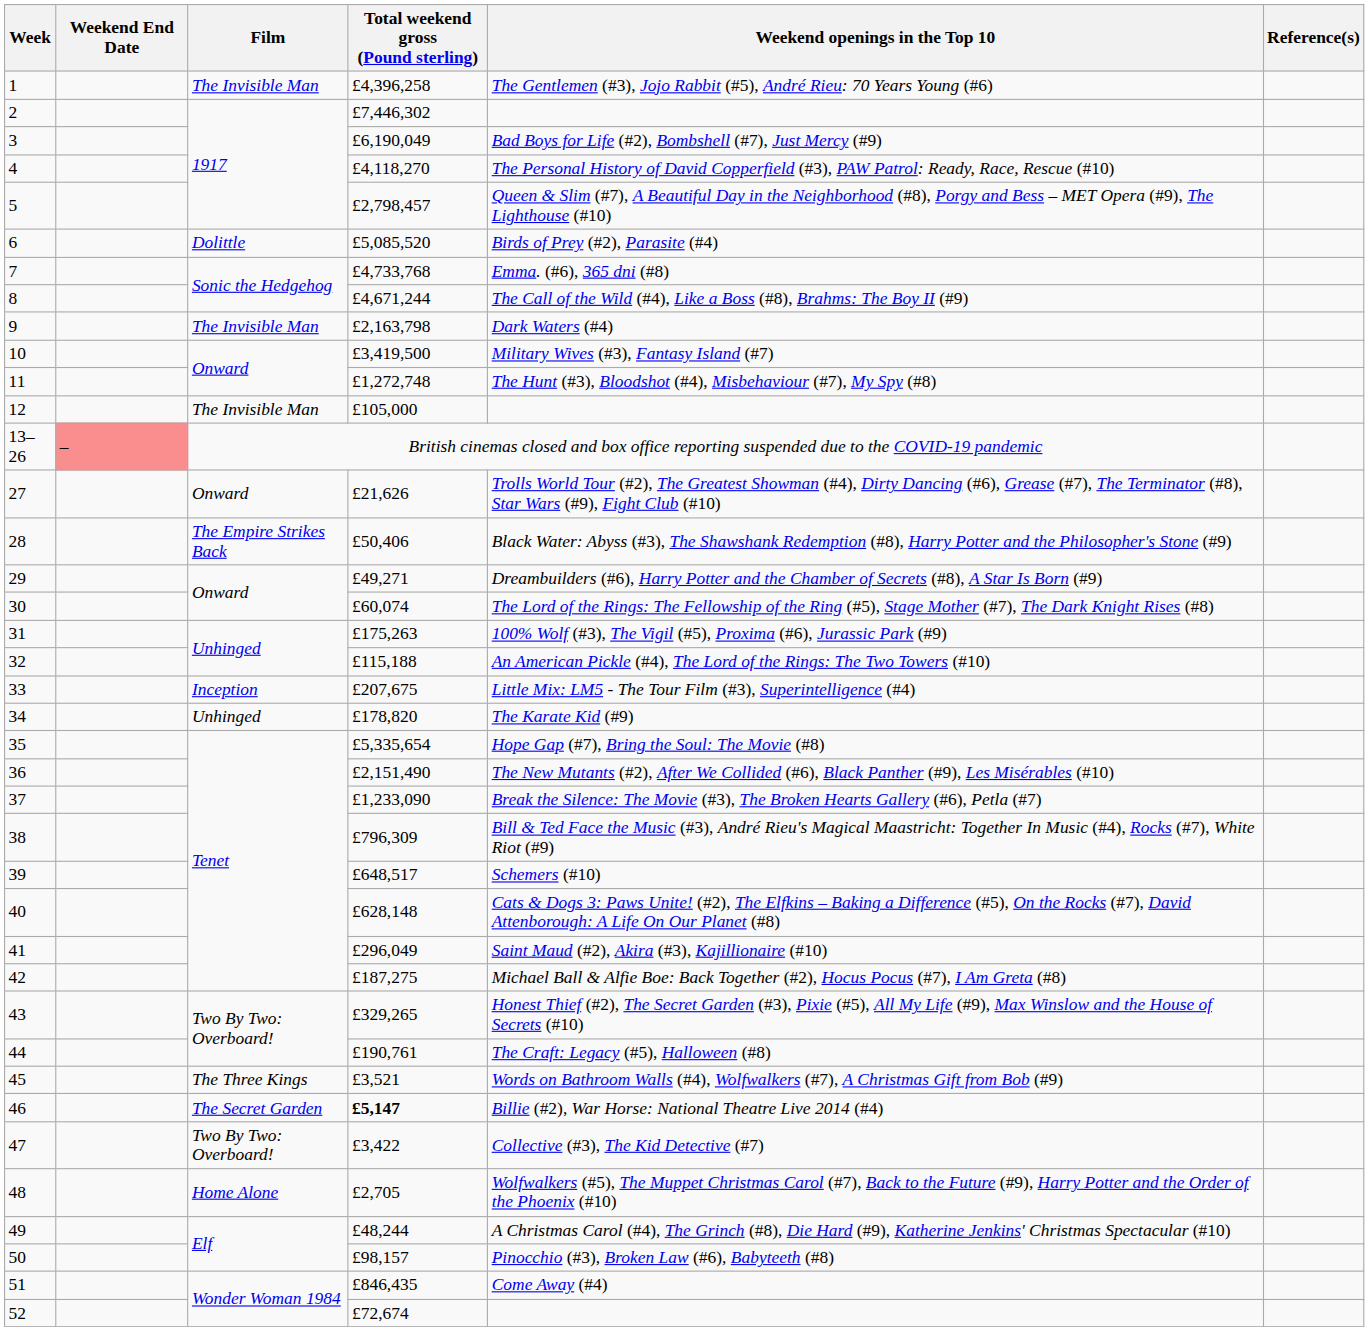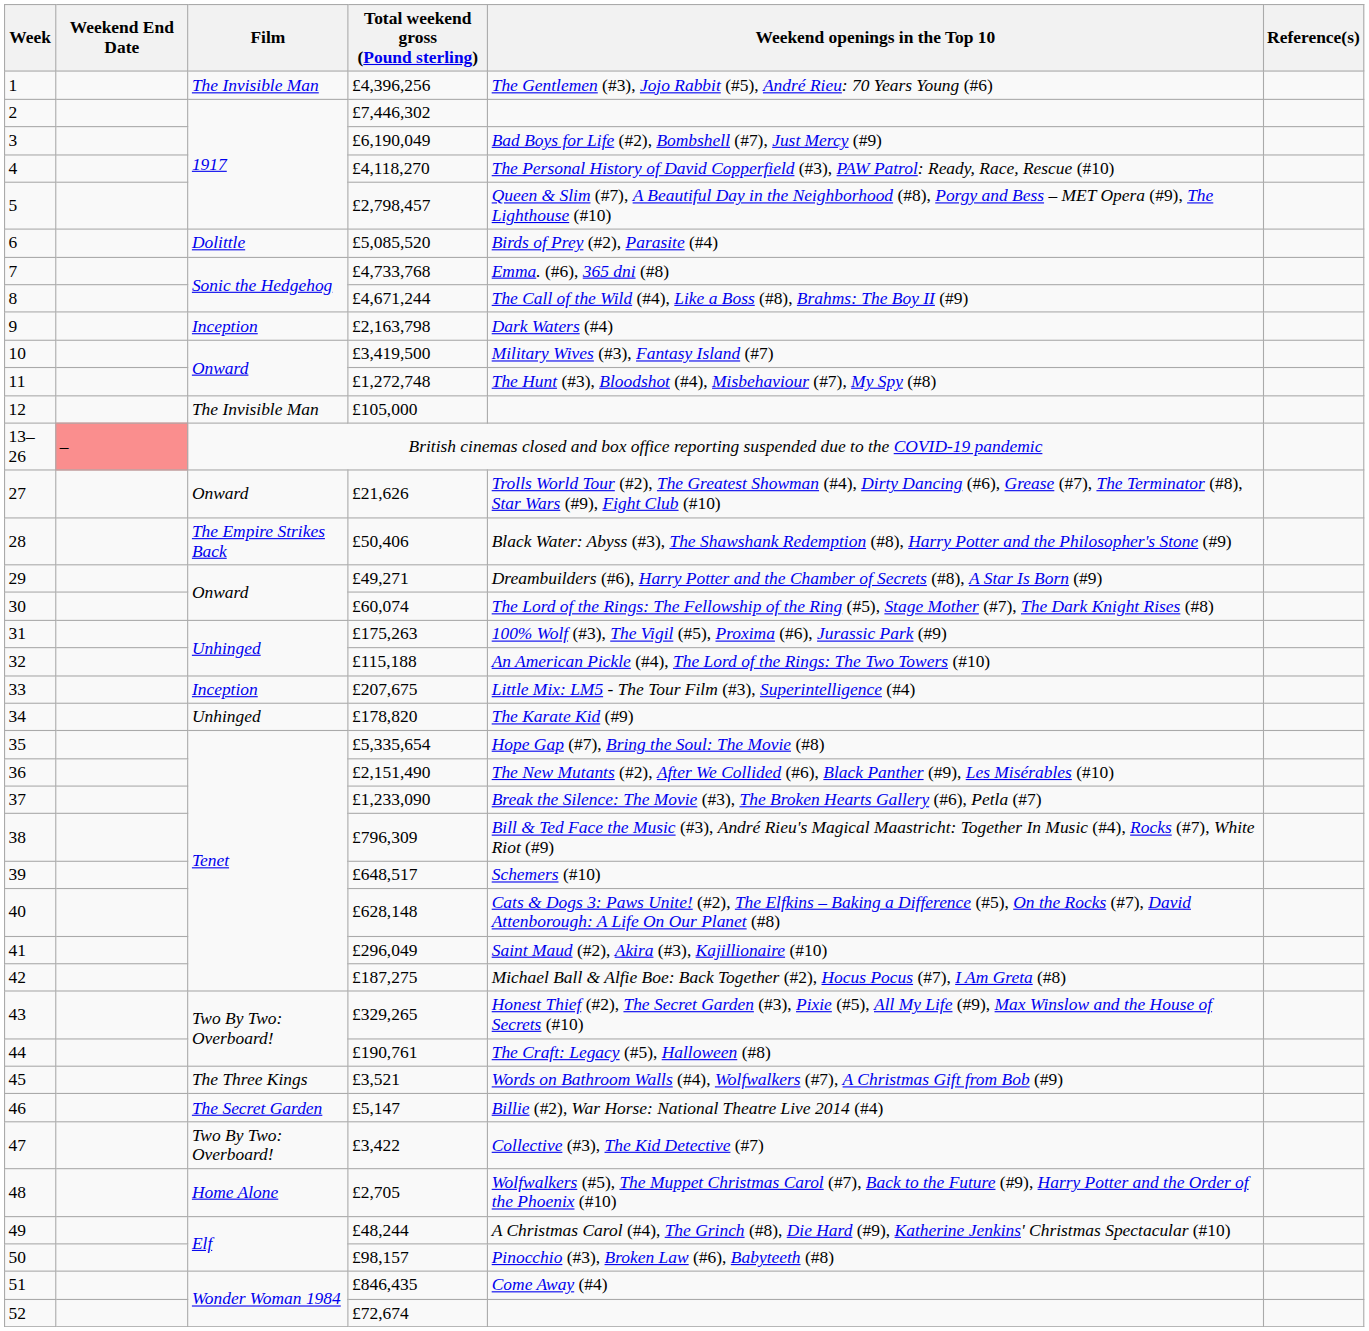(391, 85) £4,396,258 -> (391, 85) £4,396,256
(255, 326) The Invisible Man -> (225, 326) Inception
(376, 1107) bold -> (376, 1107) normal
